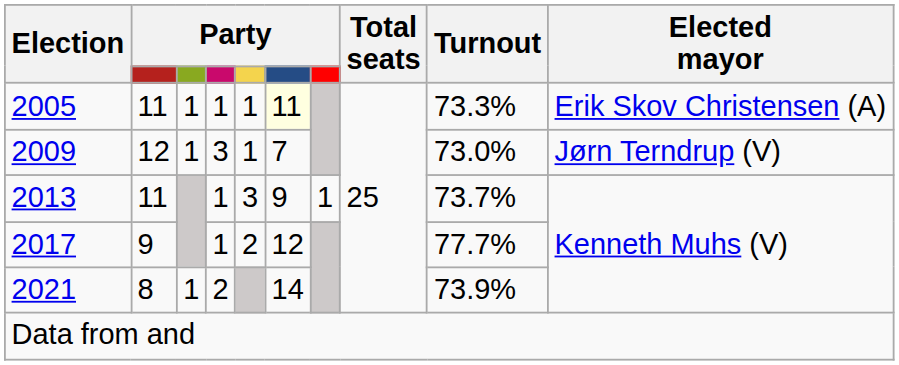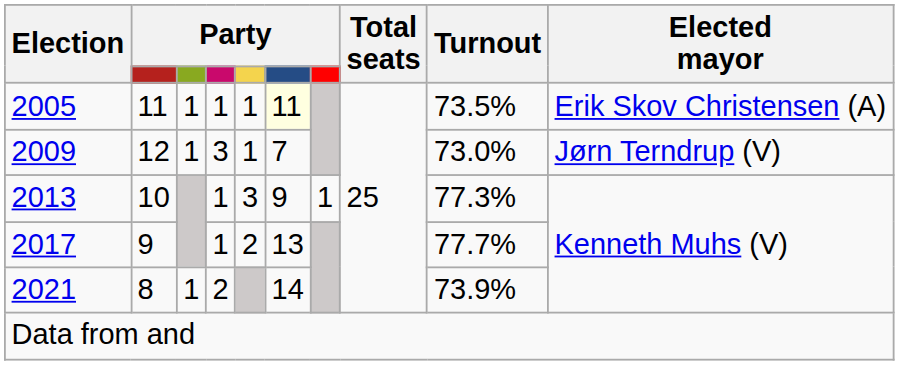(475, 105) 73.3% -> (475, 105) 73.5%
(153, 197) 11 -> (154, 197) 10
(475, 197) 73.7% -> (475, 197) 77.3%
(288, 243) 12 -> (288, 243) 13
